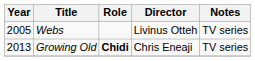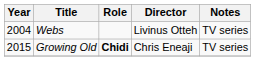(19, 30) 2005 -> (19, 30) 2004
(19, 47) 2013 -> (19, 47) 2015
